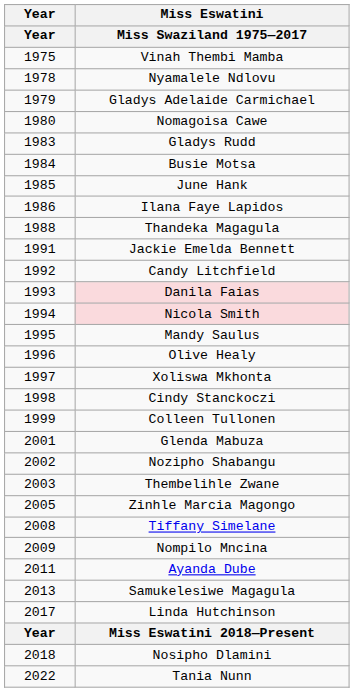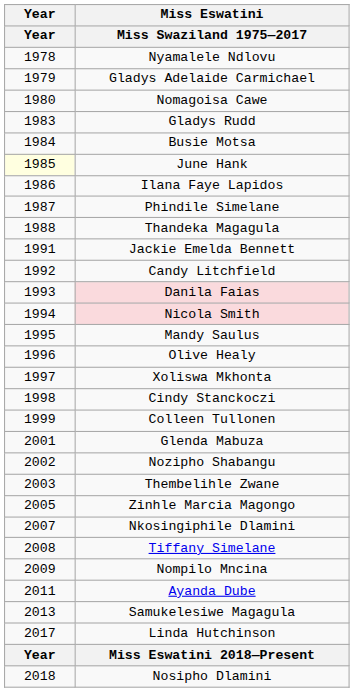- row: (212, 58)
(40, 186) no background -> (40, 165) lightyellow background
+ row: (212, 208)
+ row: (212, 528)
- row: (212, 677)
